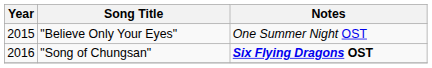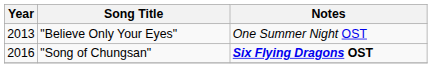(21, 33) 2015 -> (21, 33) 2013
